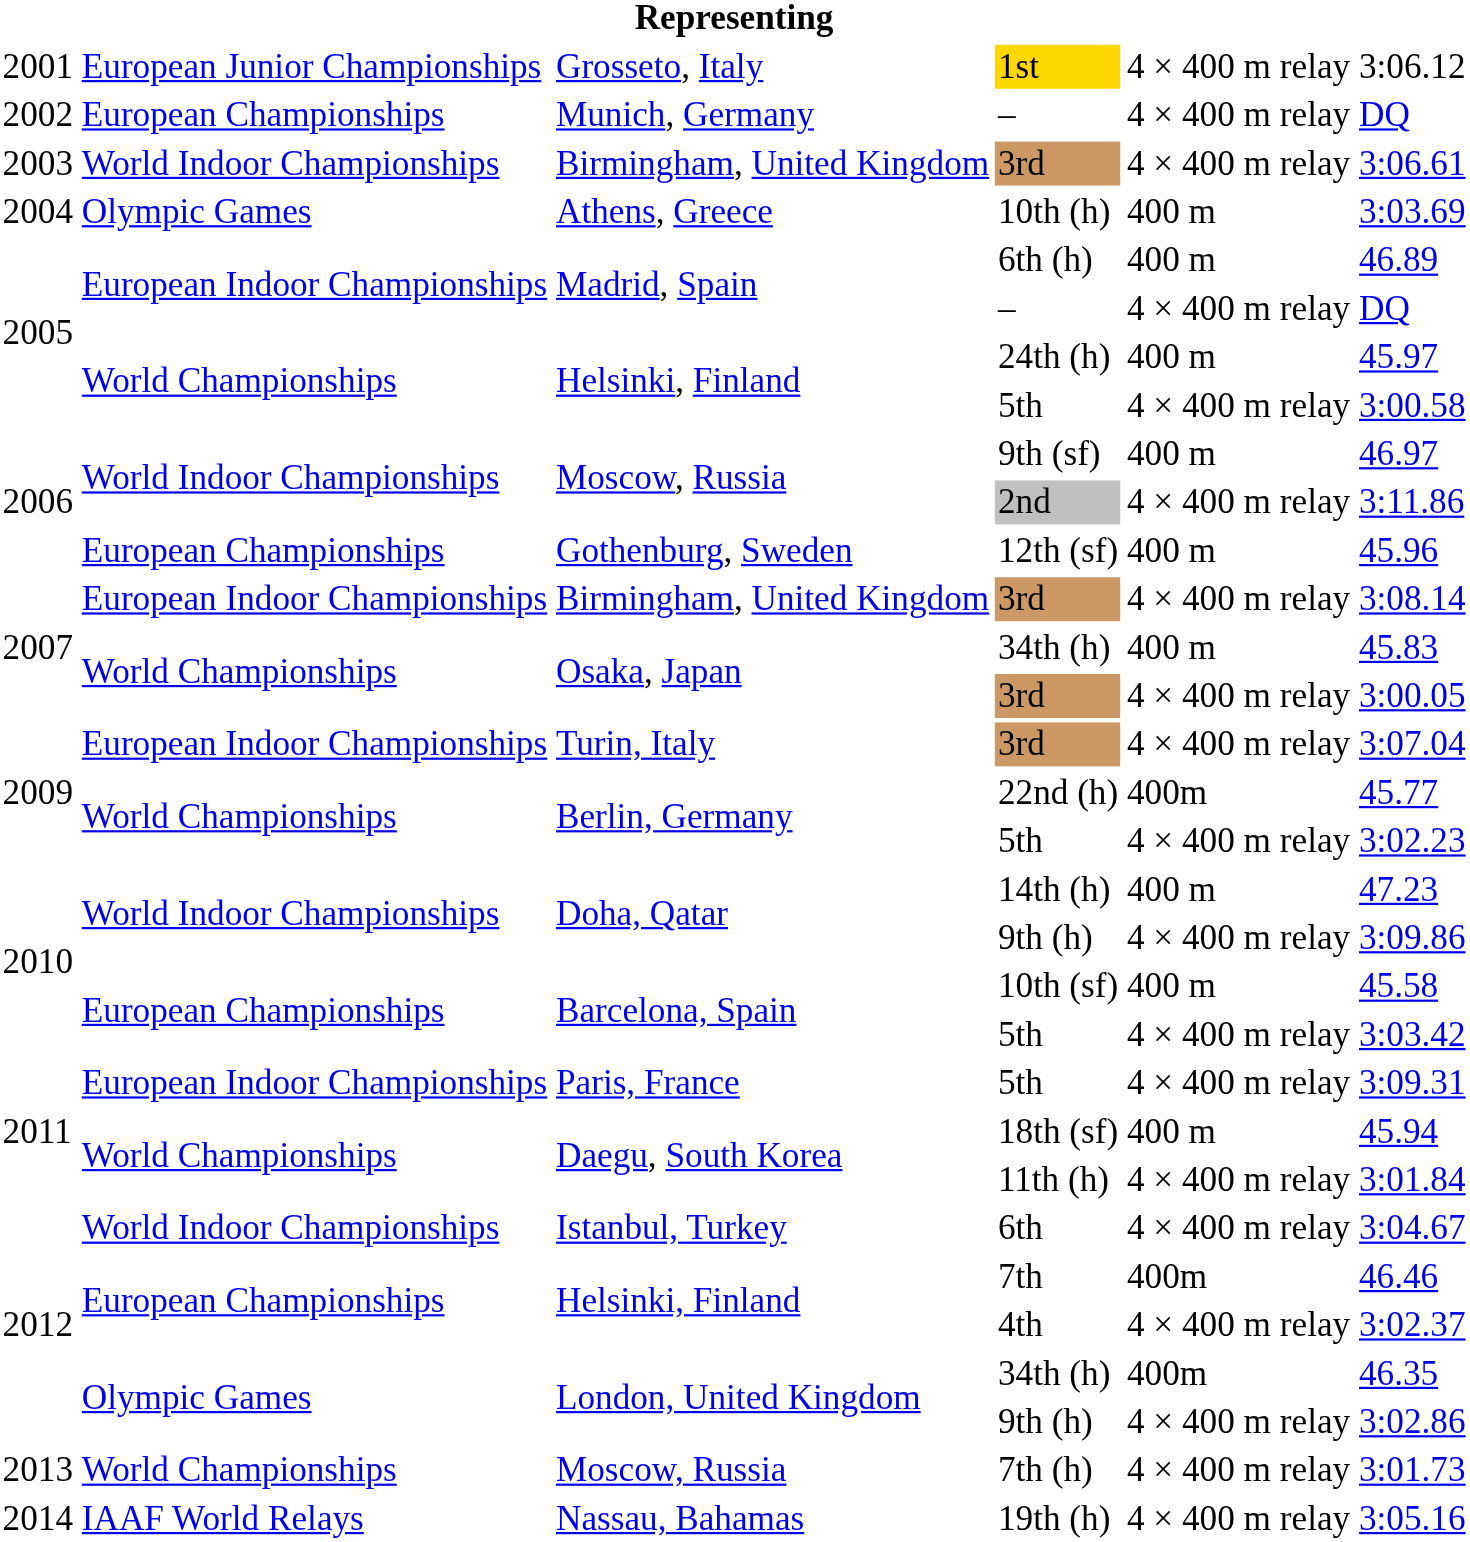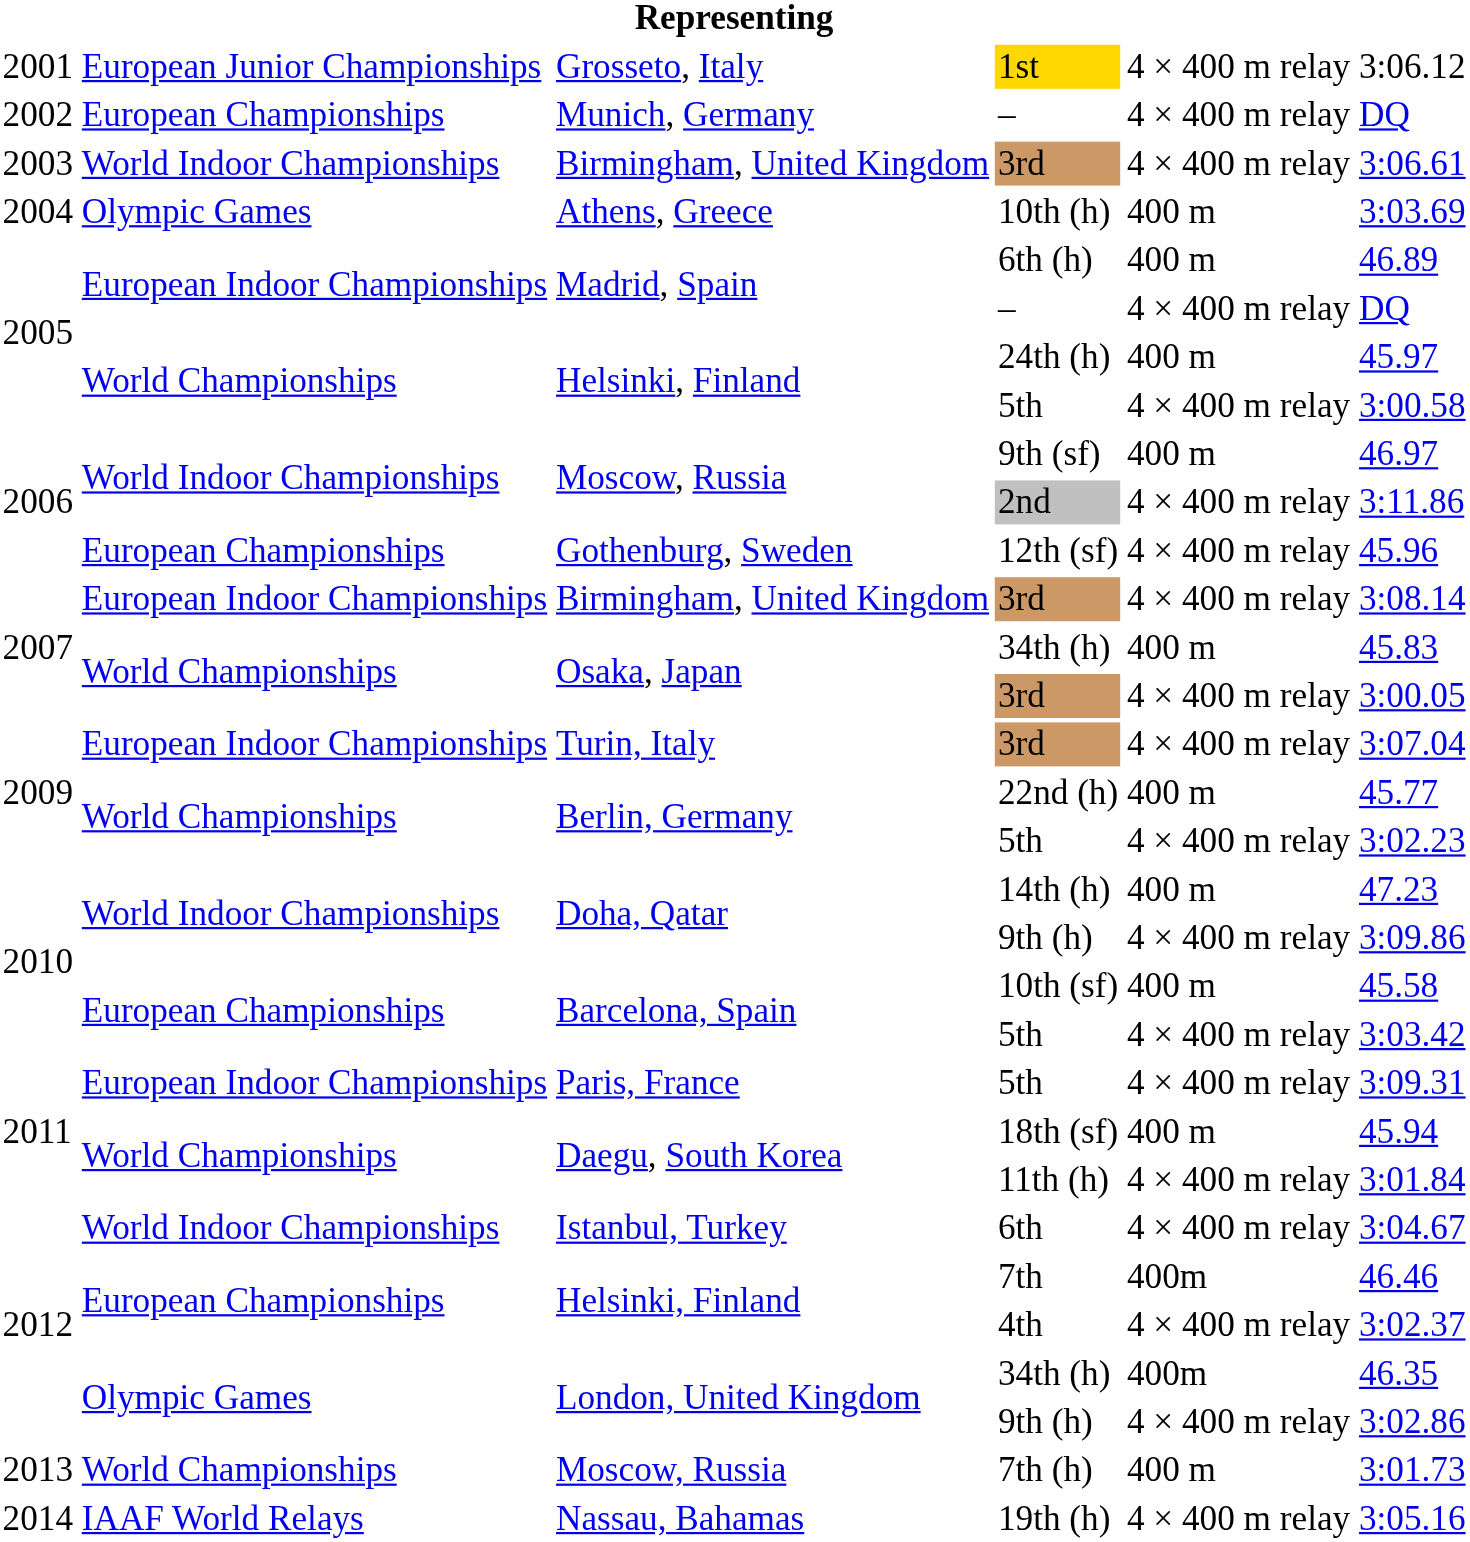(1171, 550) 400 m -> (1239, 550) 4 × 400 m relay
(1167, 792) 400m -> (1171, 792) 400 m
(1239, 1469) 4 × 400 m relay -> (1171, 1469) 400 m
